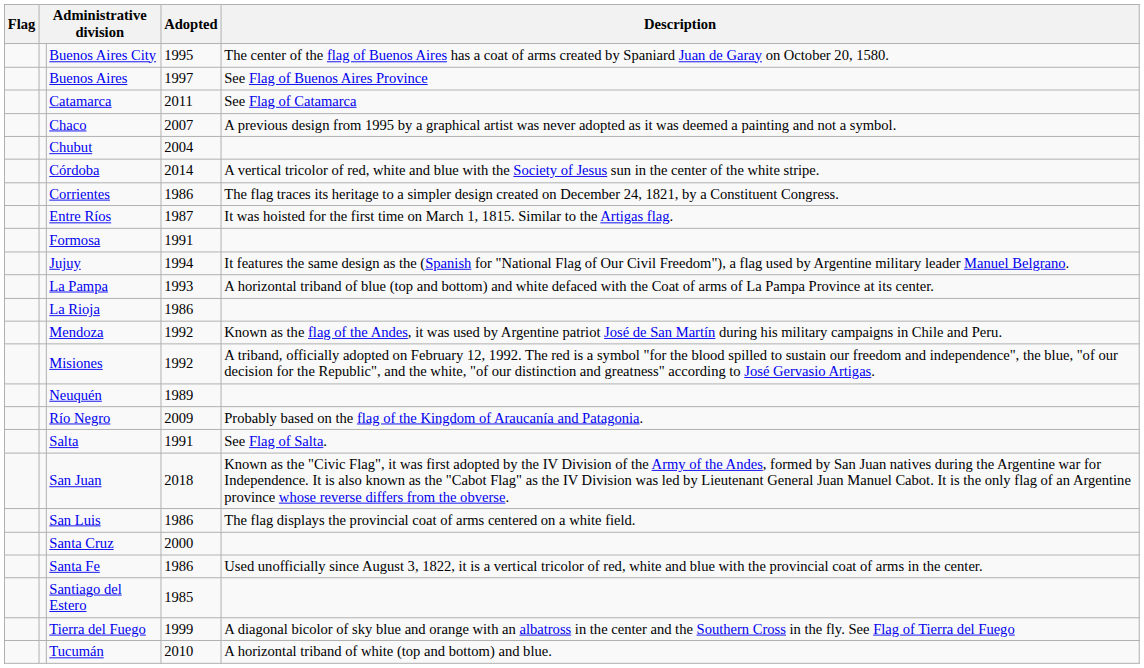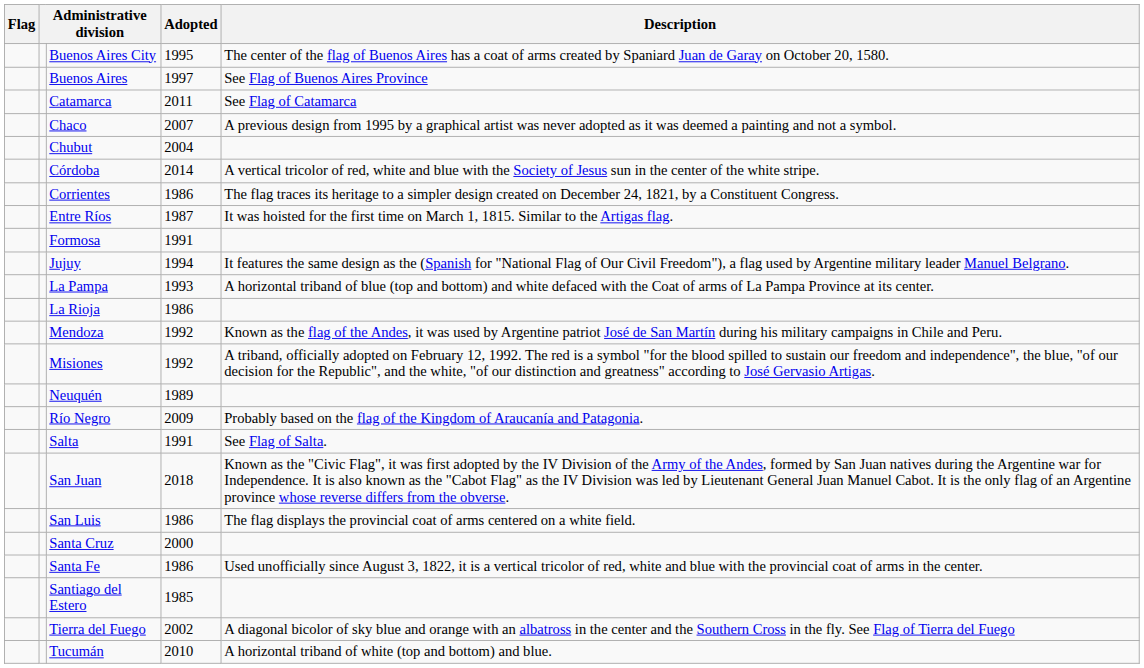(179, 629) 1999 -> (179, 629) 2002
